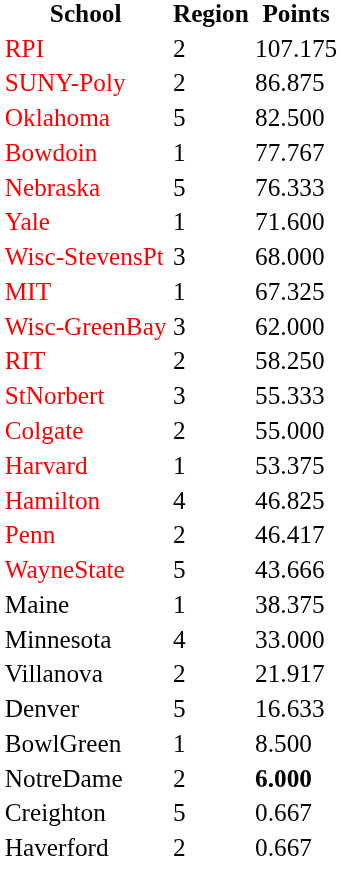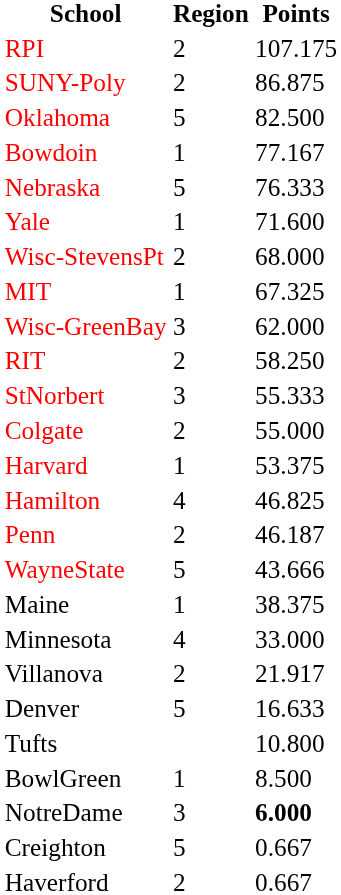(290, 152) 77.767 -> (290, 152) 77.167
(179, 256) 3 -> (179, 256) 2
(290, 535) 46.417 -> (290, 535) 46.187
+ row: (31, 743)
(179, 778) 2 -> (179, 813) 3
